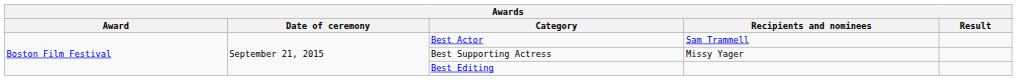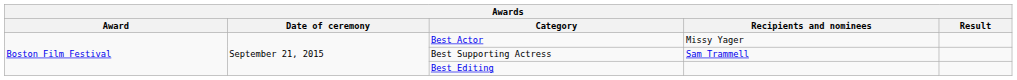(717, 40) Sam Trammell -> (715, 40) Missy Yager
(715, 54) Missy Yager -> (717, 54) Sam Trammell
